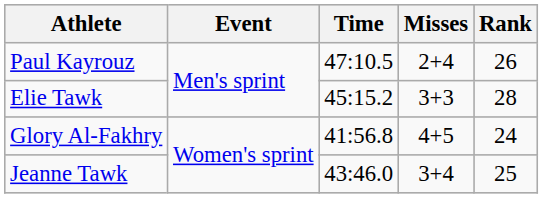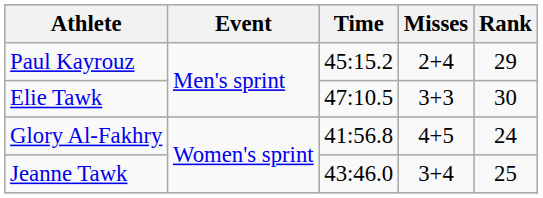(359, 61) 47:10.5 -> (359, 61) 45:15.2
(505, 61) 26 -> (505, 61) 29
(359, 98) 45:15.2 -> (359, 98) 47:10.5
(505, 98) 28 -> (505, 98) 30
